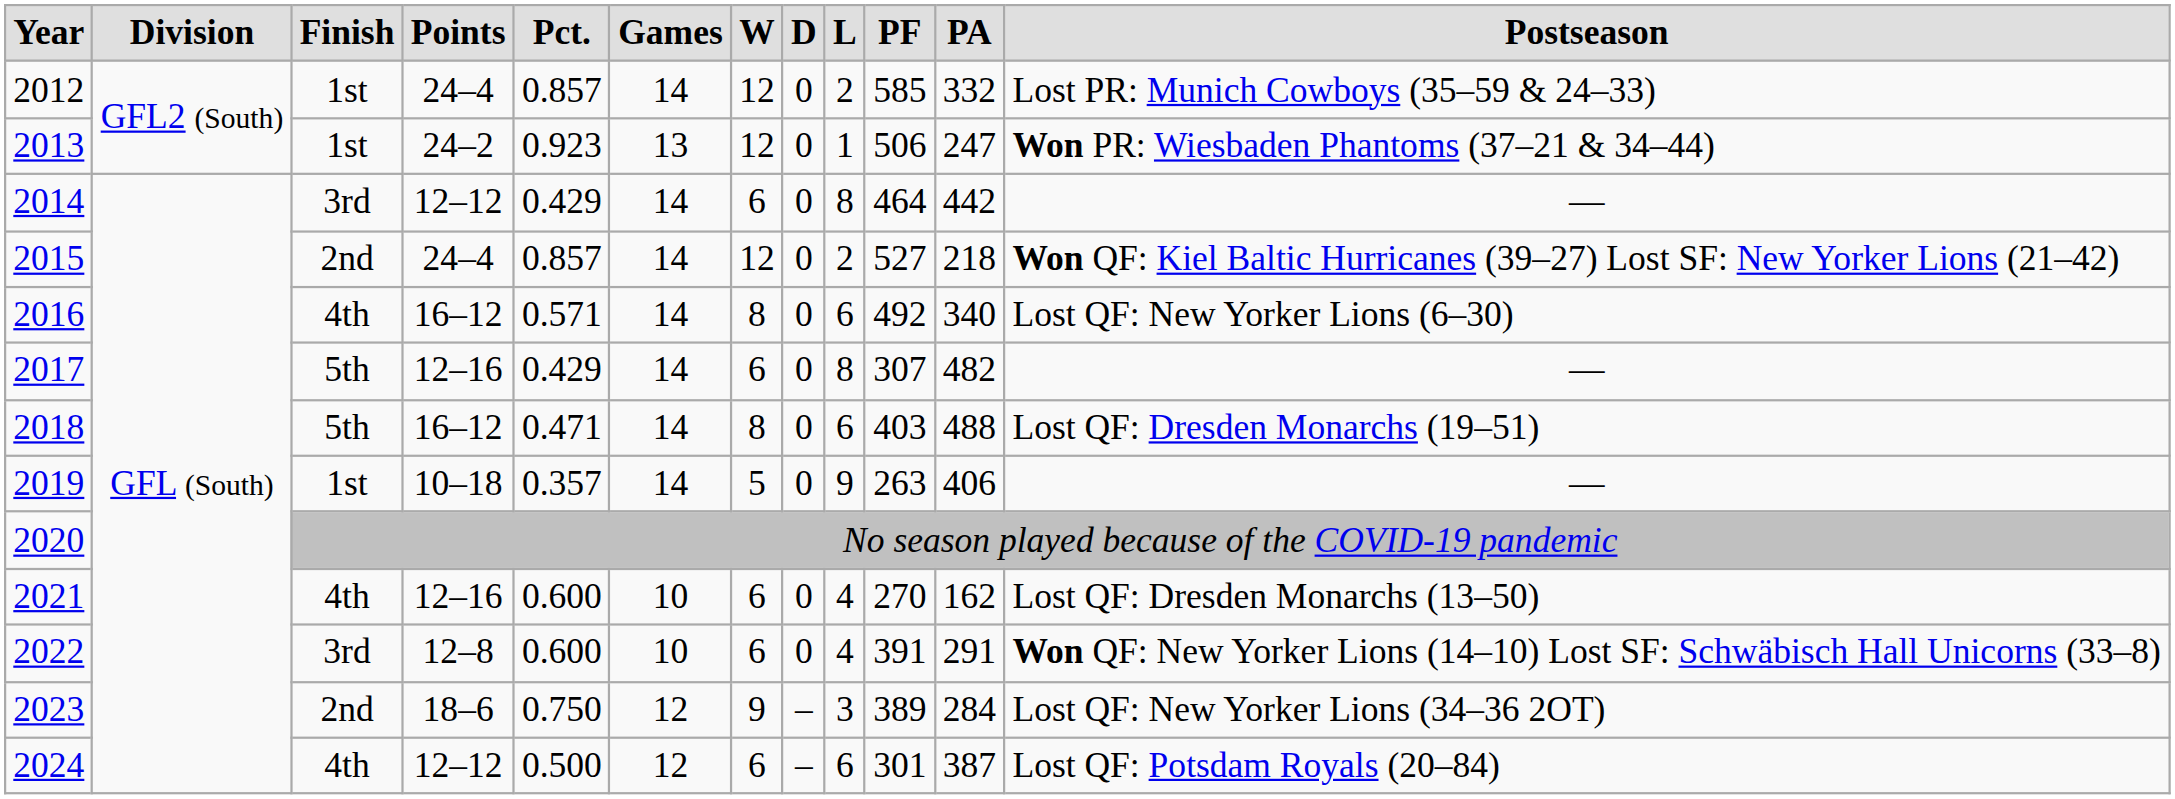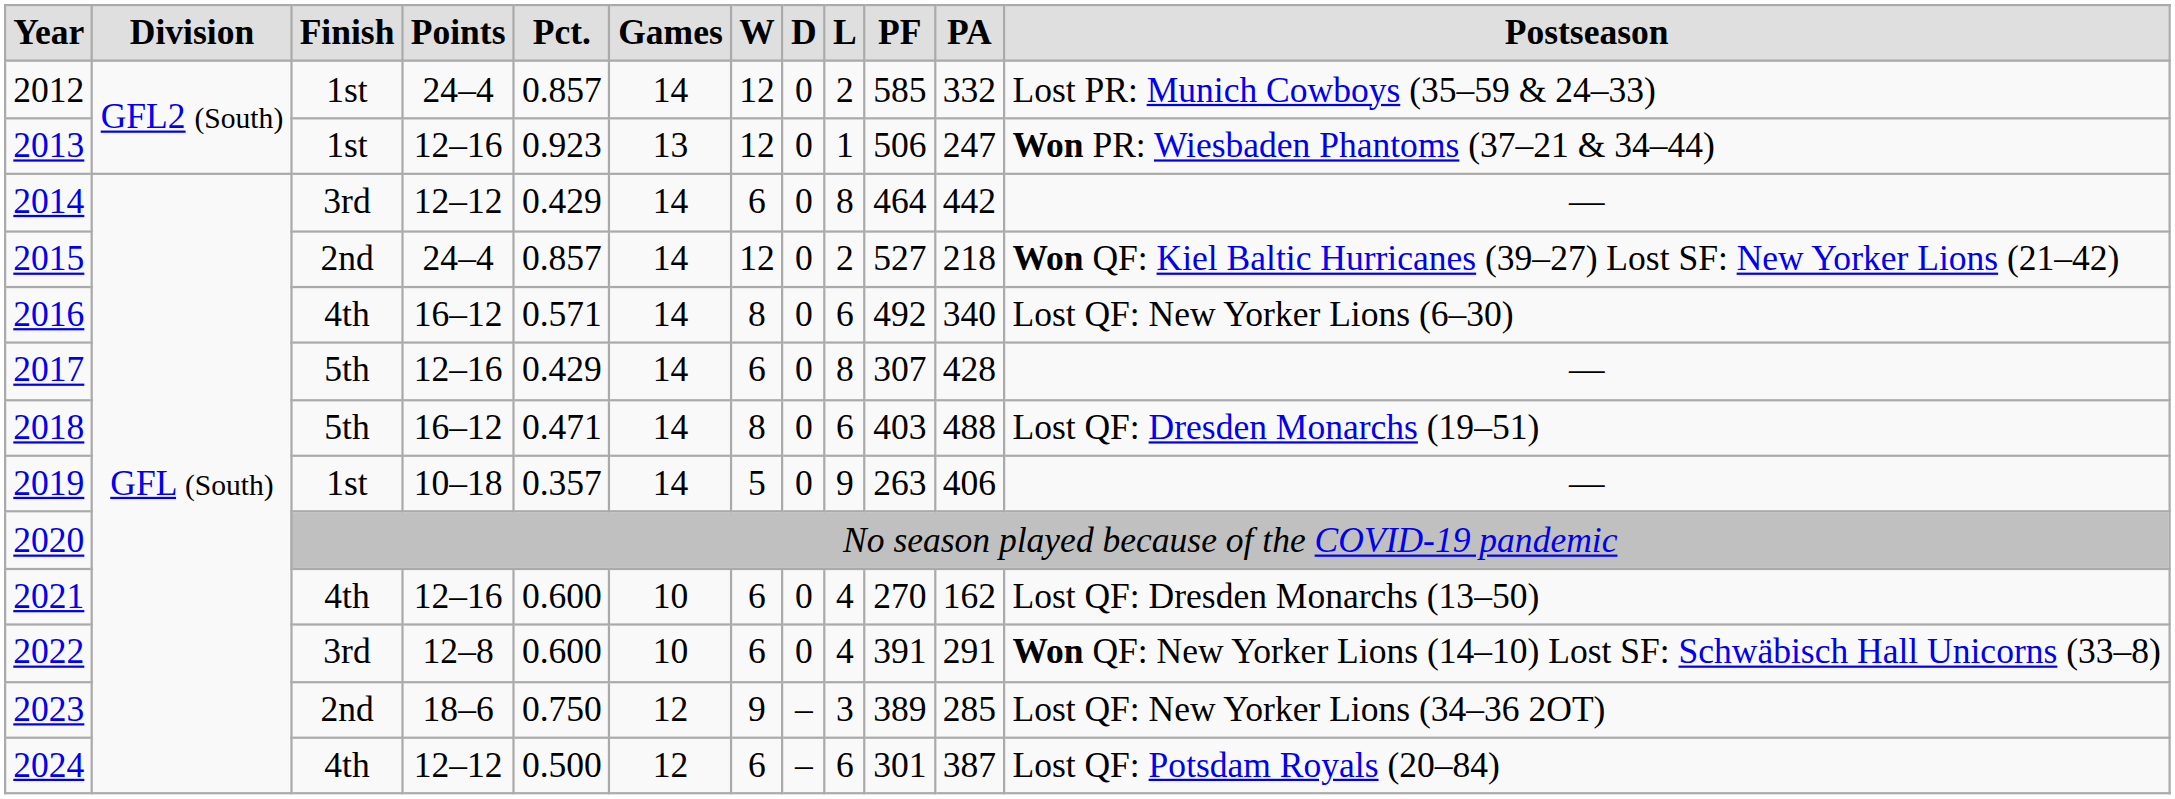(458, 145) 24–2 -> (458, 145) 12–16
(969, 370) 482 -> (969, 370) 428
(969, 708) 284 -> (969, 708) 285
